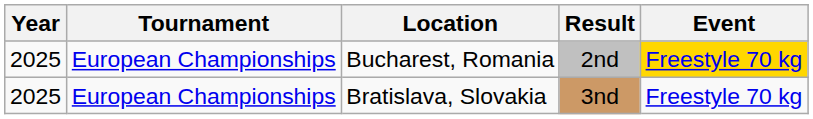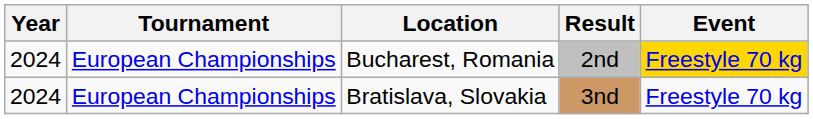(36, 59) 2025 -> (36, 59) 2024
(36, 96) 2025 -> (36, 96) 2024
